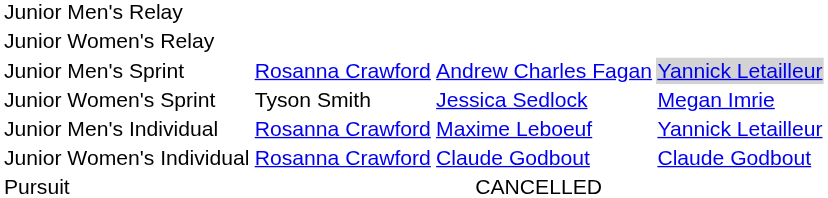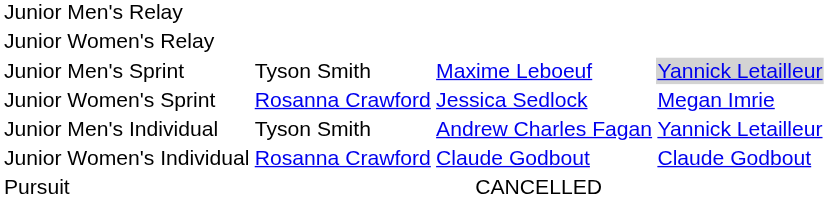(343, 70) Rosanna Crawford -> (313, 70) Tyson Smith
(544, 70) Andrew Charles Fagan -> (514, 70) Maxime Leboeuf
(313, 99) Tyson Smith -> (343, 99) Rosanna Crawford
(343, 128) Rosanna Crawford -> (313, 128) Tyson Smith
(514, 128) Maxime Leboeuf -> (544, 128) Andrew Charles Fagan
